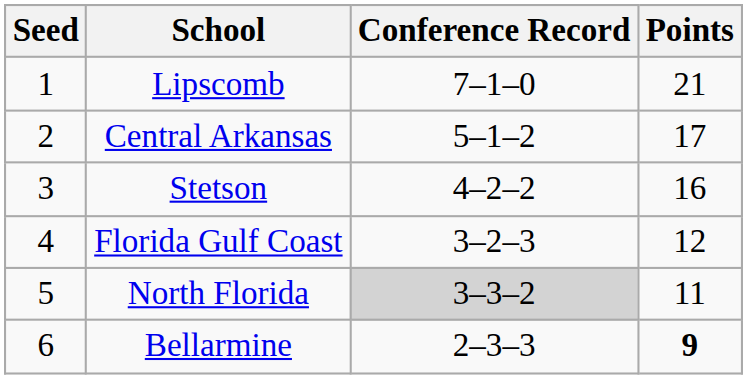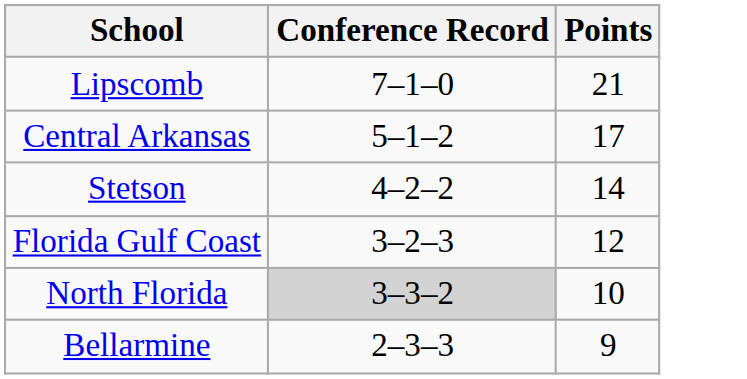- column: (46, 30)
(690, 188) 16 -> (608, 188) 14
(690, 293) 11 -> (608, 293) 10
(690, 345) bold -> (608, 345) normal
